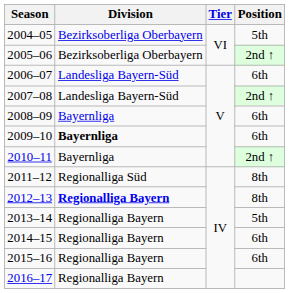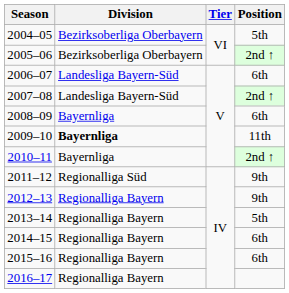(260, 136) 6th -> (260, 136) 11th
(260, 177) 8th -> (260, 177) 9th
(114, 197) bold -> (111, 197) normal
(260, 197) 8th -> (260, 197) 9th
